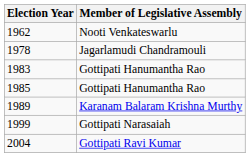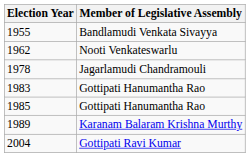+ row: (19, 32)
- row: (19, 124)
